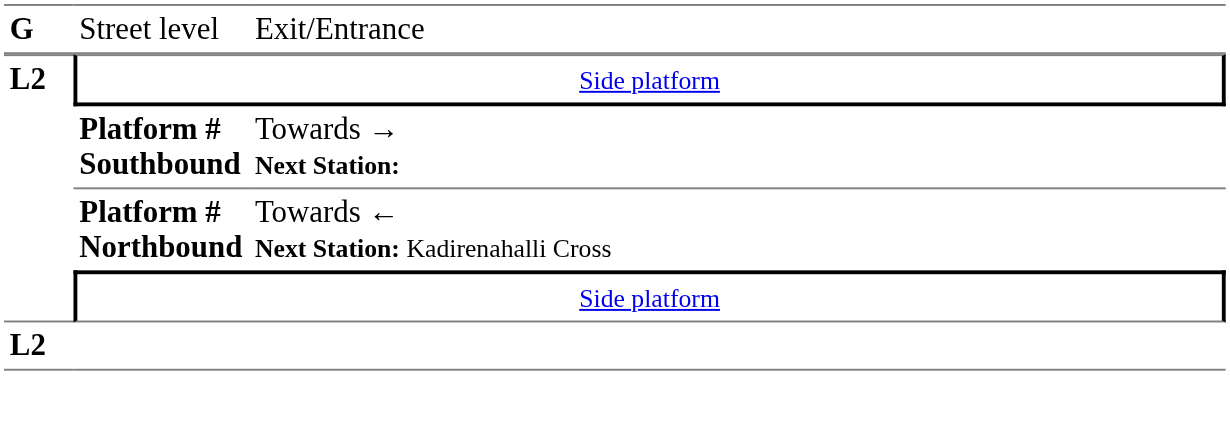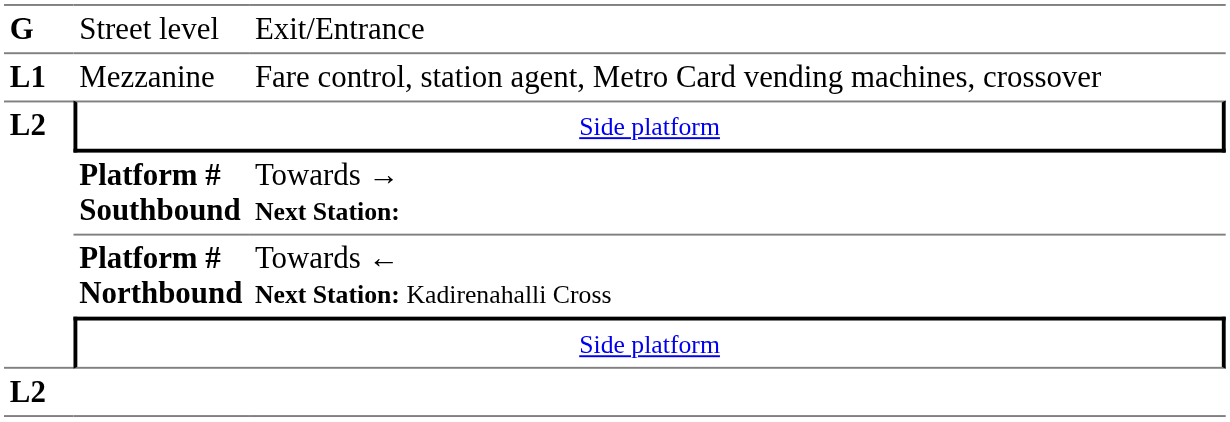+ row: (147, 76)
